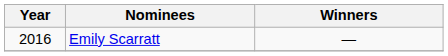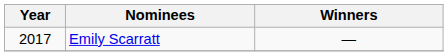(35, 39) 2016 -> (35, 39) 2017
